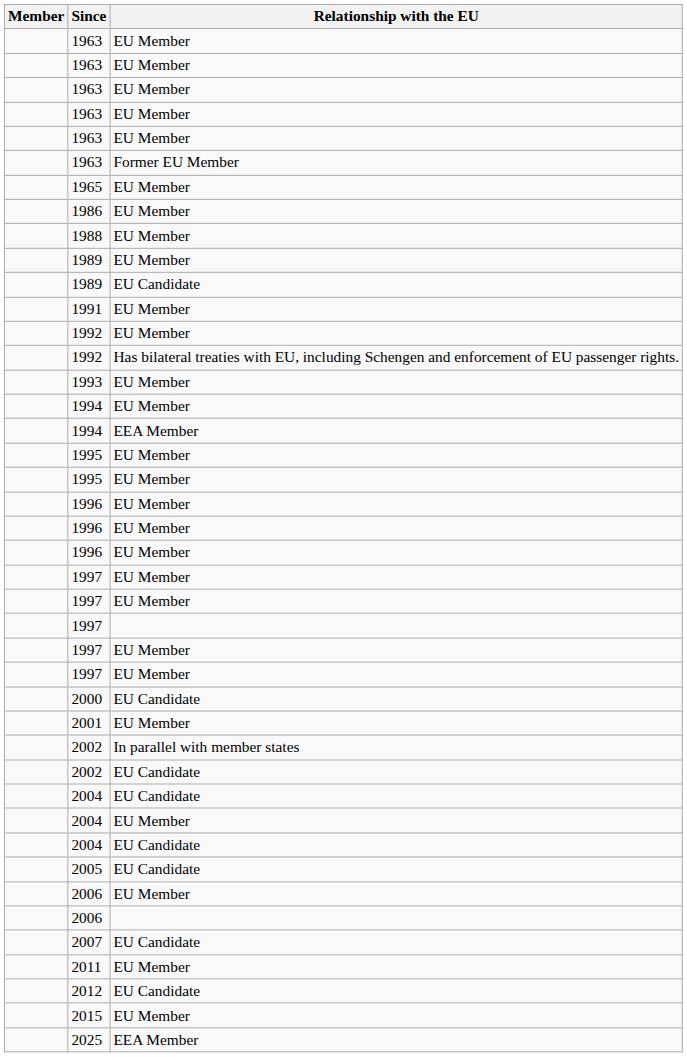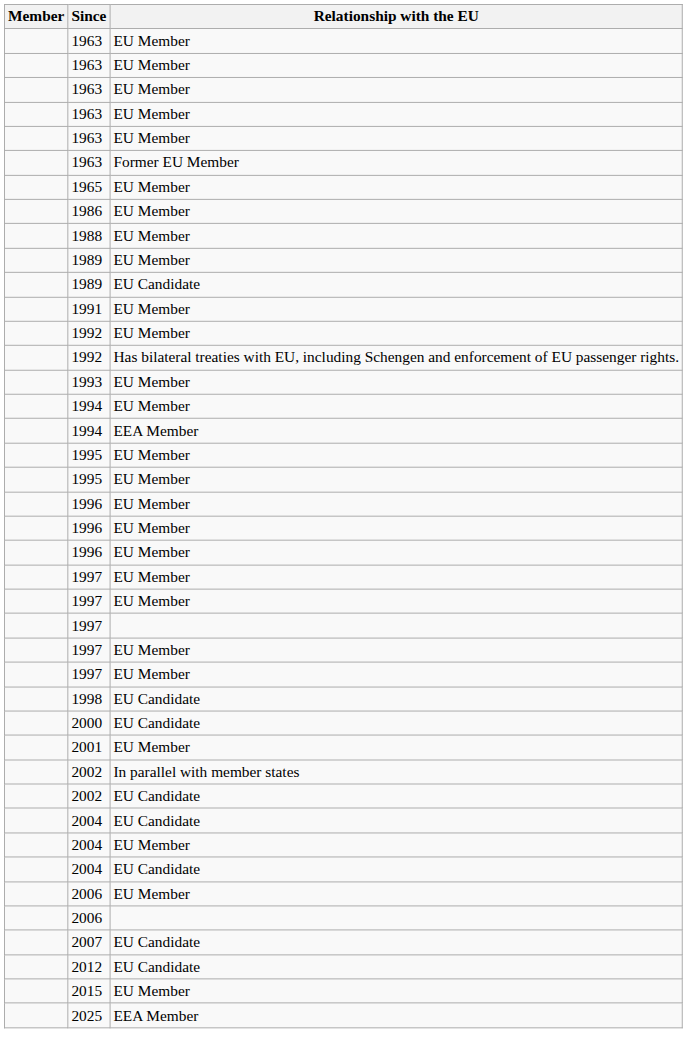+ row: (87, 698)
- row: (87, 869)
- row: (86, 966)
